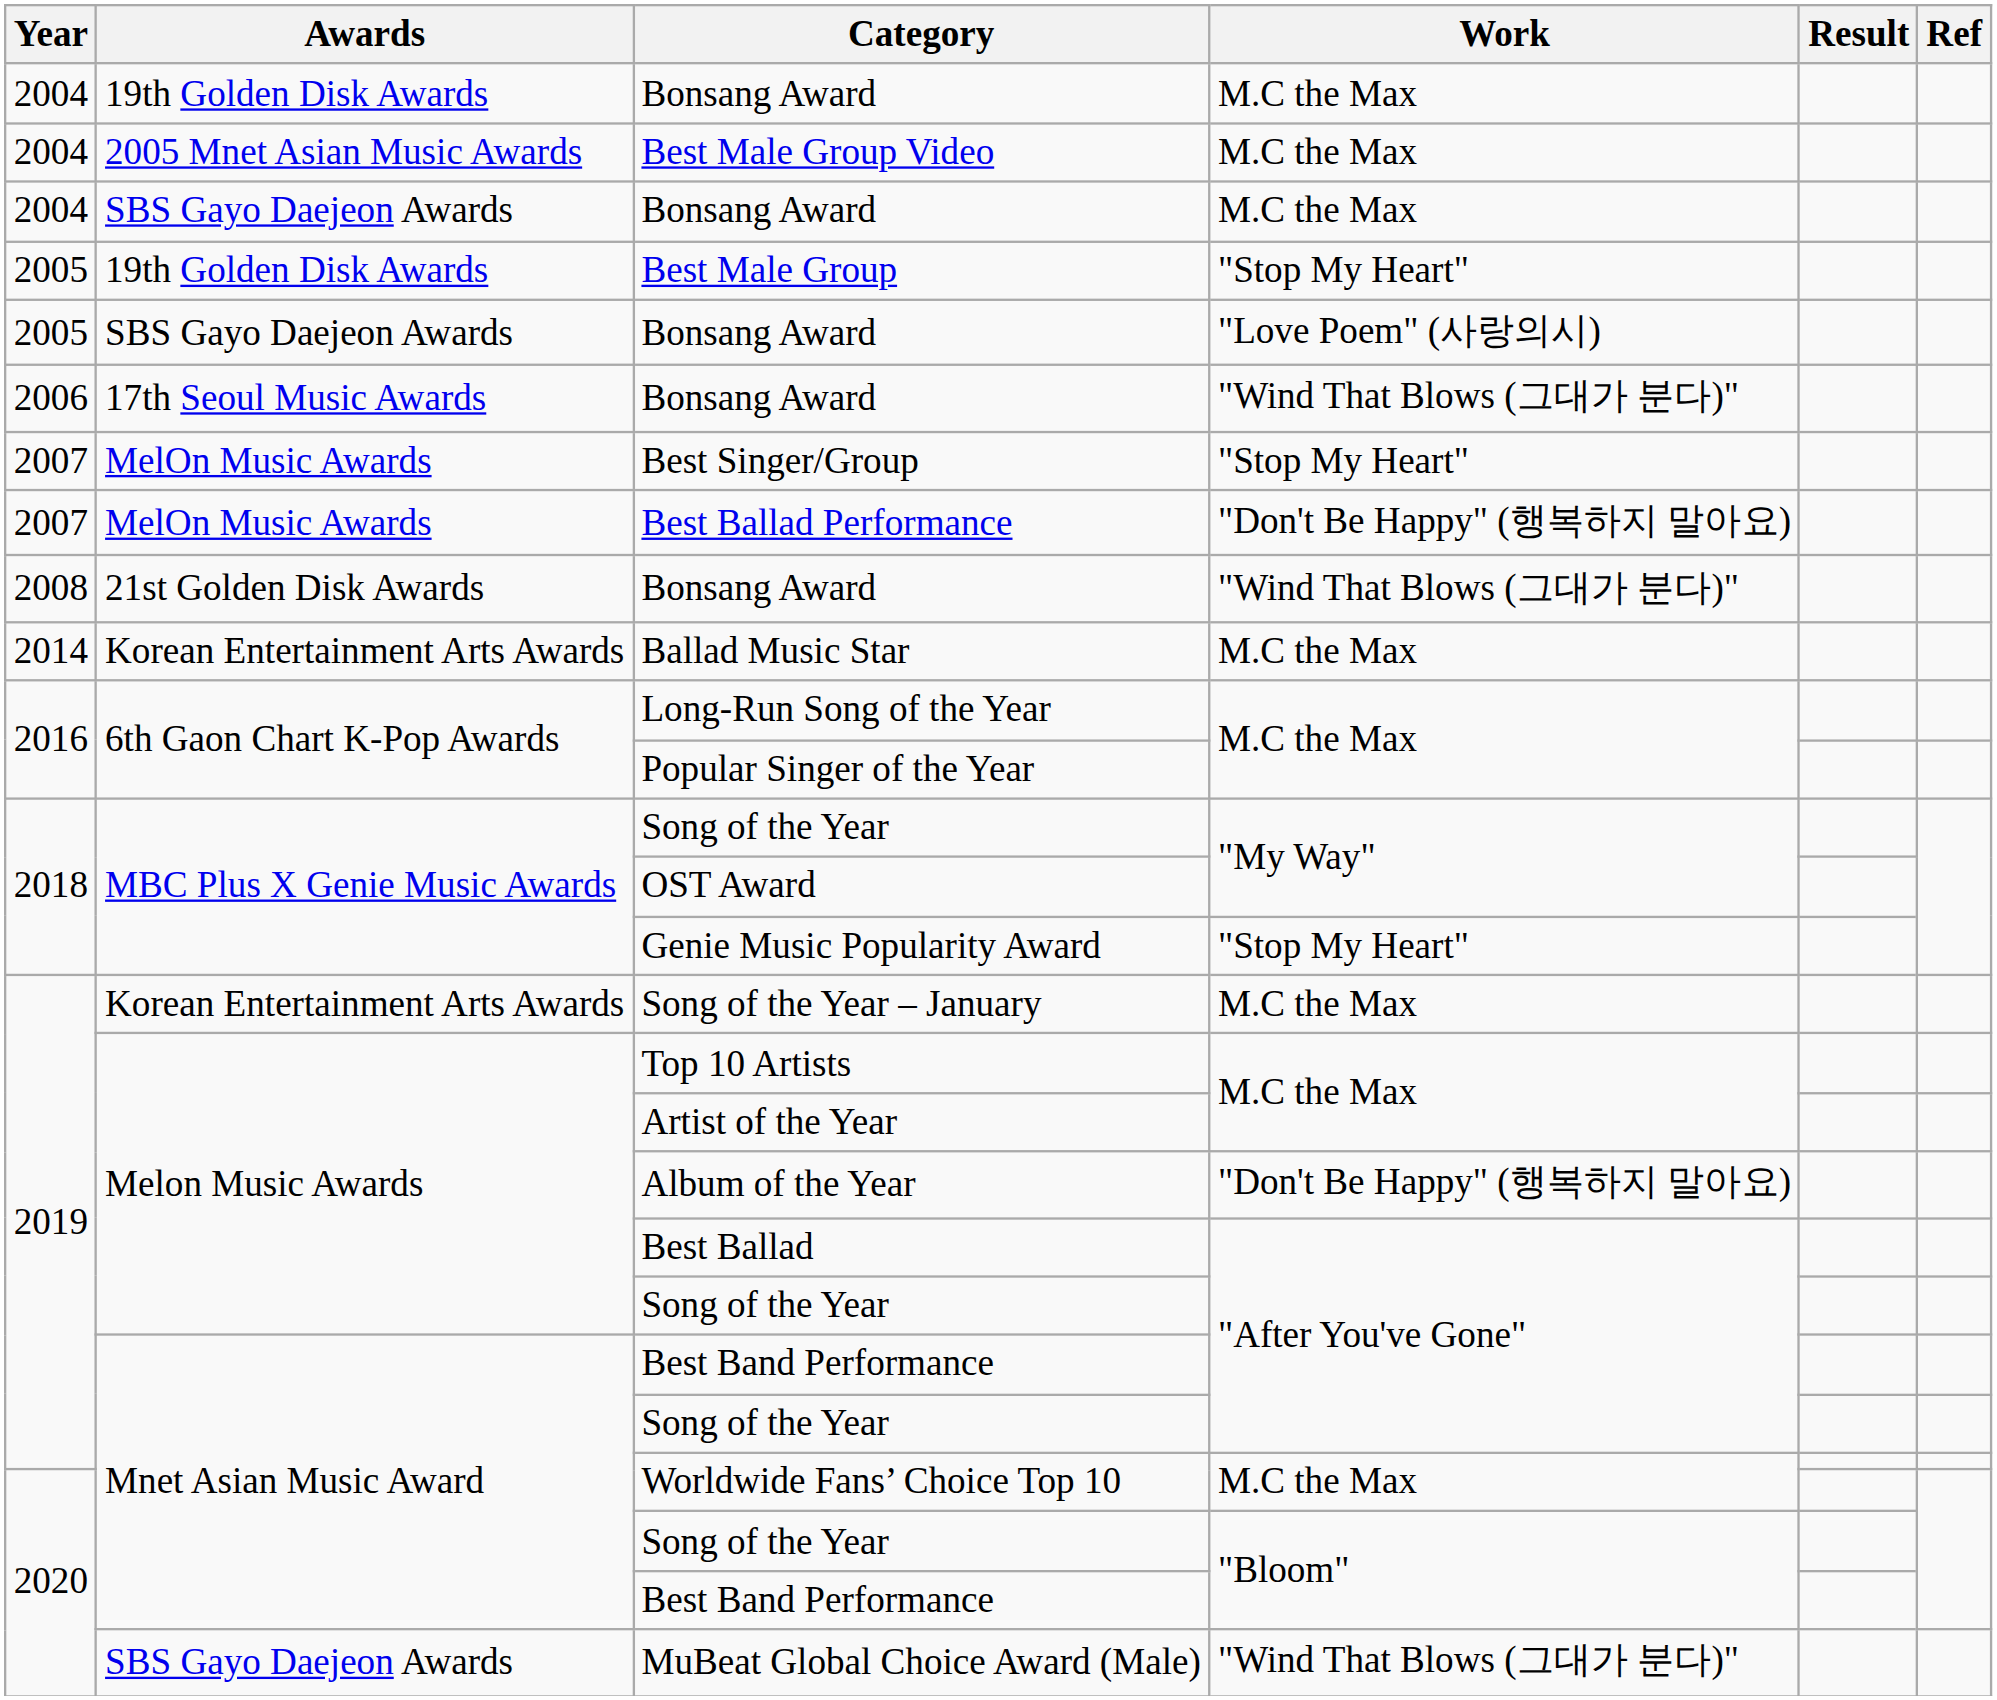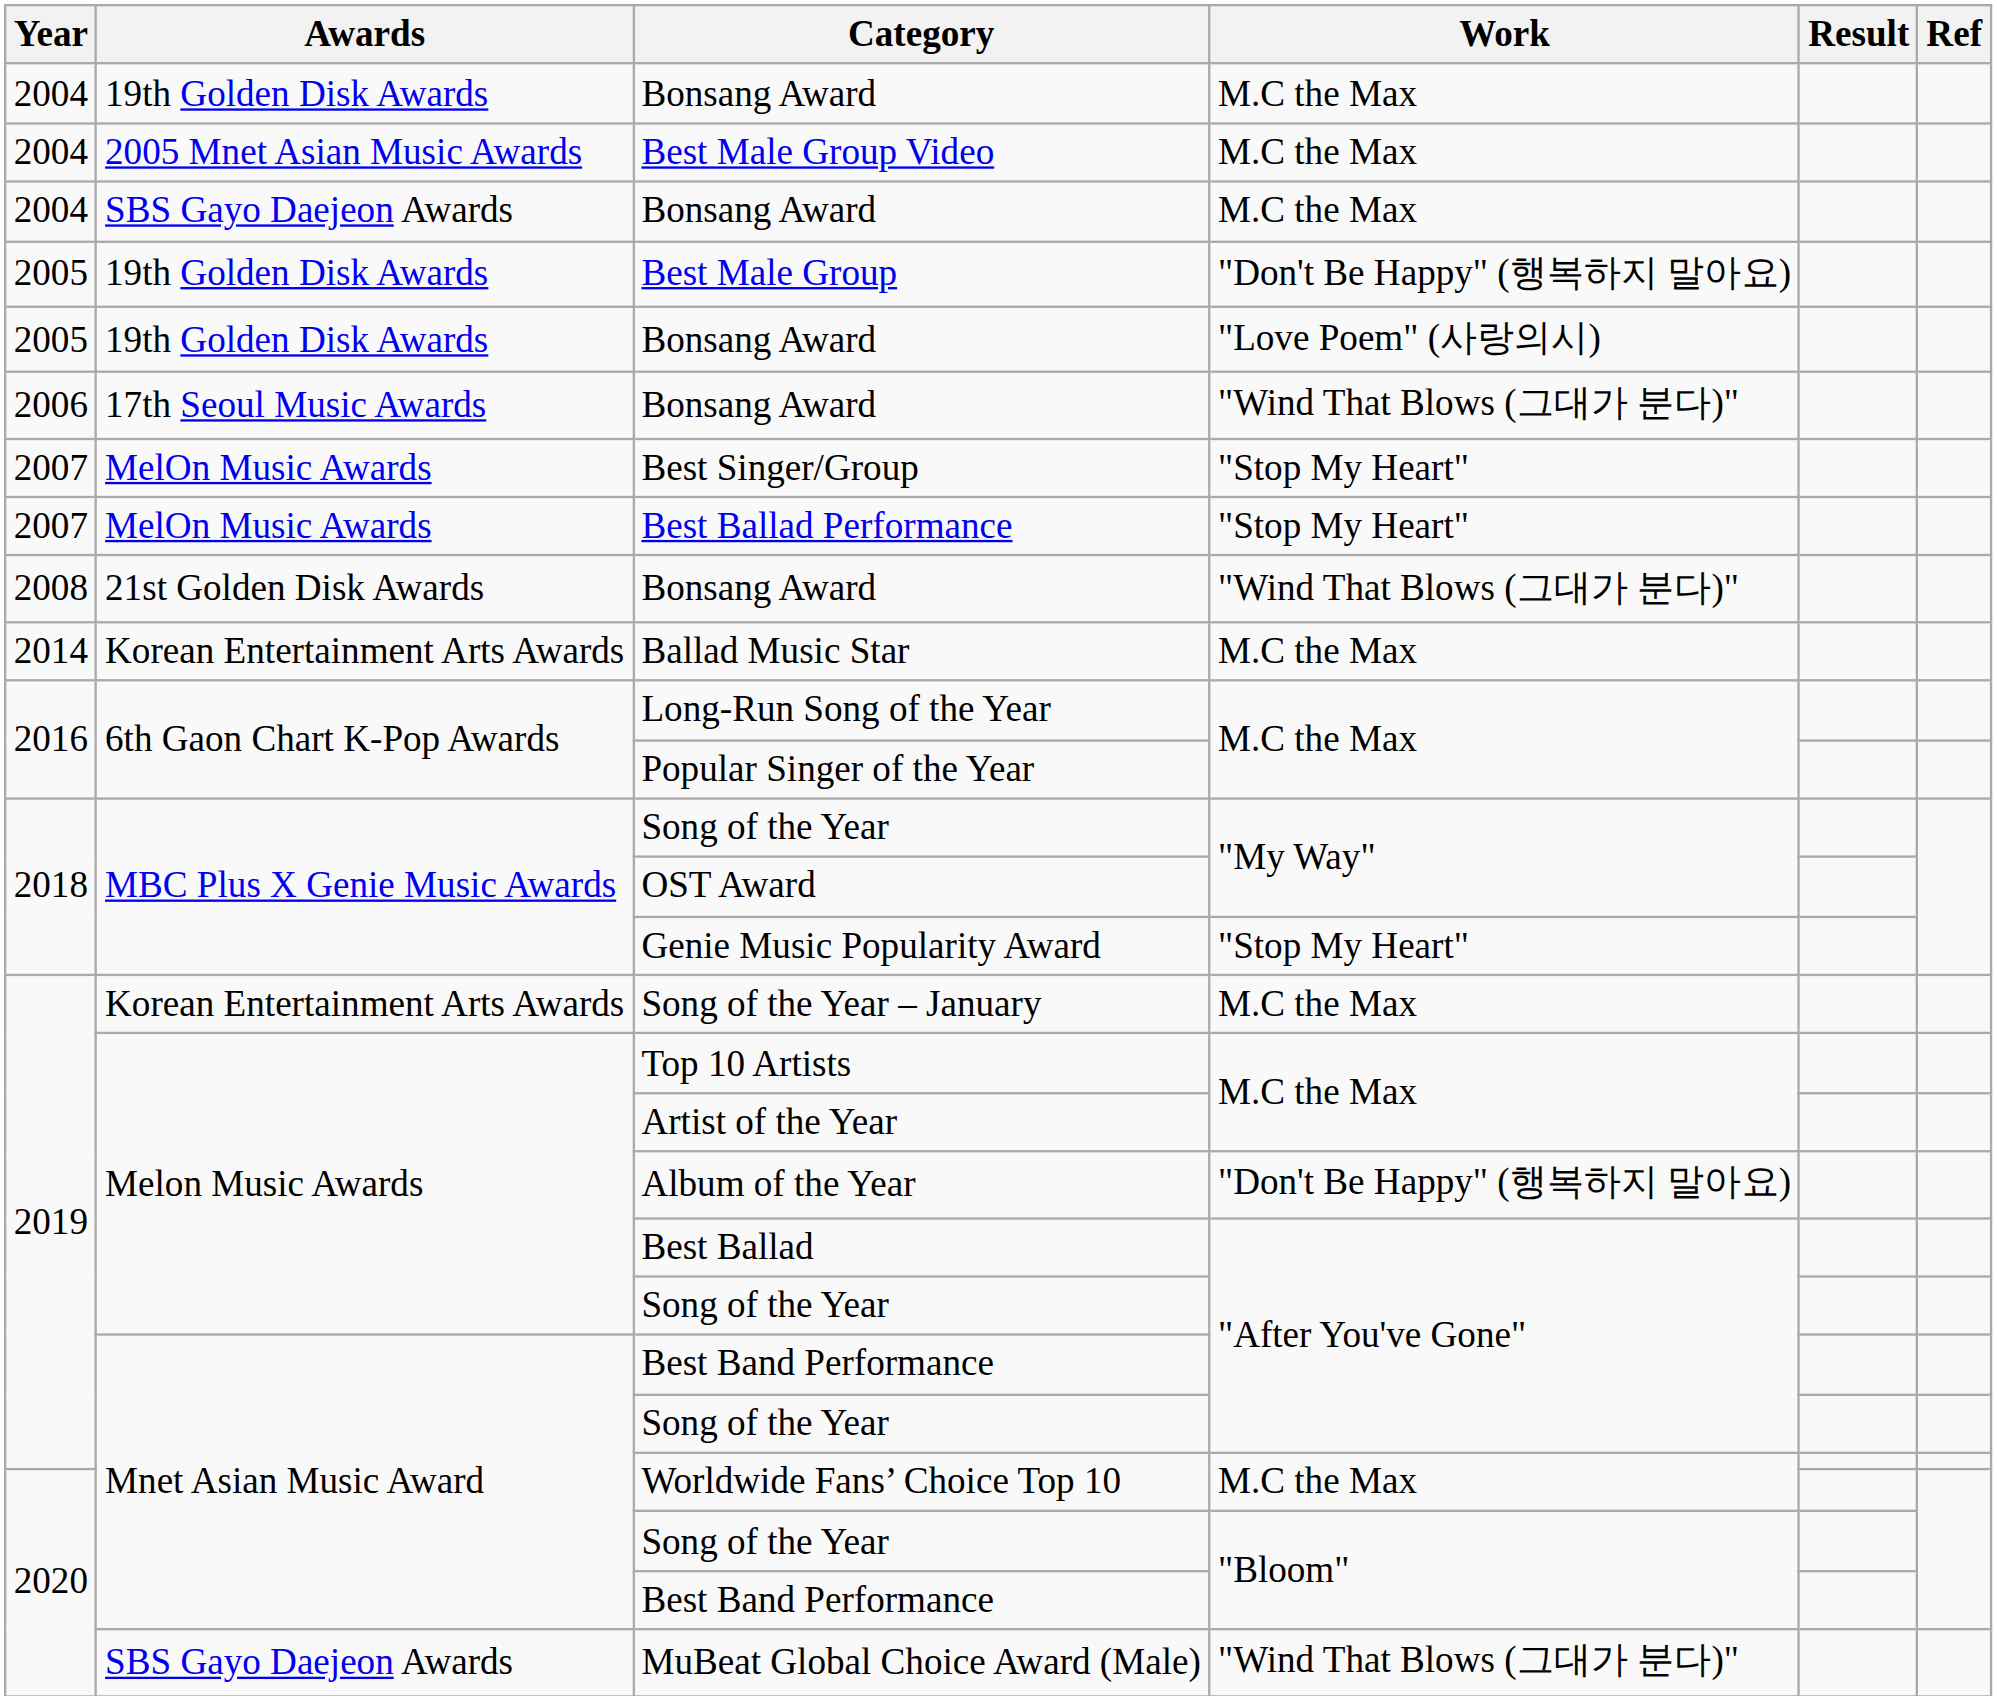(1343, 269) "Stop My Heart" -> (1505, 271) "Don't Be Happy" (행복하지 말아요)
(309, 331) SBS Gayo Daejeon Awards -> (297, 338) 19th Golden Disk Awards
(1505, 521) "Don't Be Happy" (행복하지 말아요) -> (1343, 525) "Stop My Heart"
